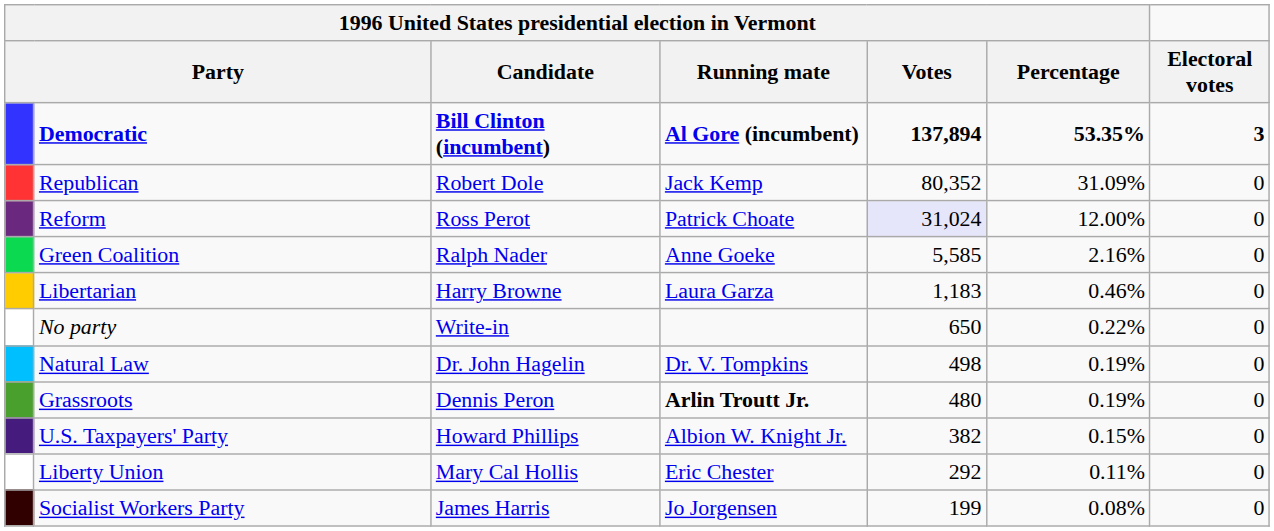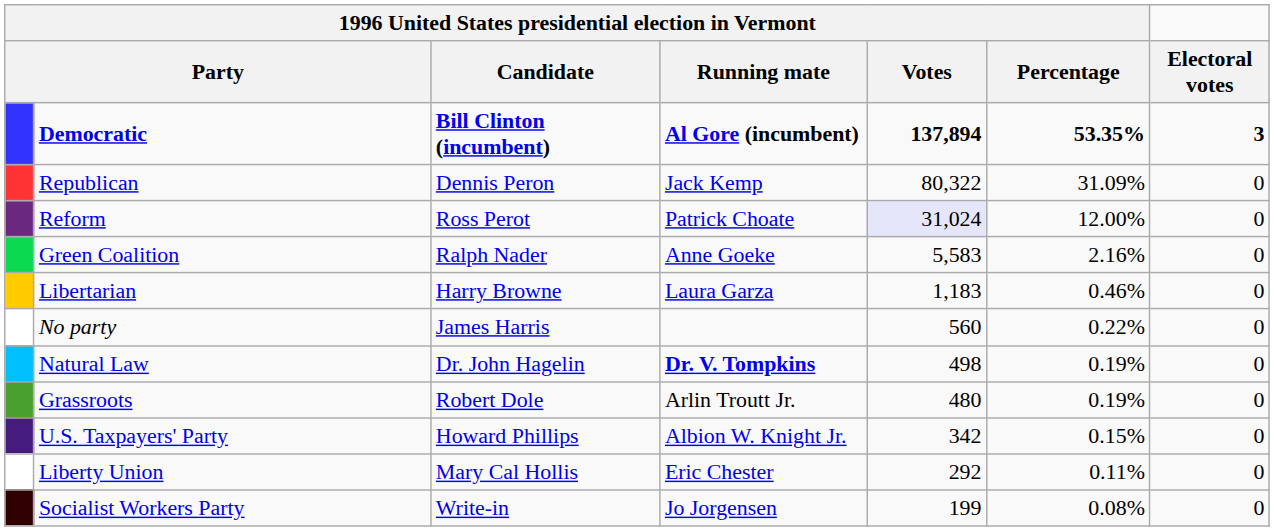(490, 182) Robert Dole -> (495, 182) Dennis Peron
(951, 182) 80,352 -> (951, 182) 80,322
(957, 255) 5,585 -> (957, 255) 5,583
(472, 327) Write-in -> (493, 327) James Harris
(965, 327) 650 -> (965, 327) 560
(736, 363) normal -> (740, 363) bold
(495, 399) Dennis Peron -> (490, 399) Robert Dole
(737, 399) bold -> (730, 399) normal
(965, 435) 382 -> (965, 435) 342
(493, 507) James Harris -> (472, 507) Write-in
